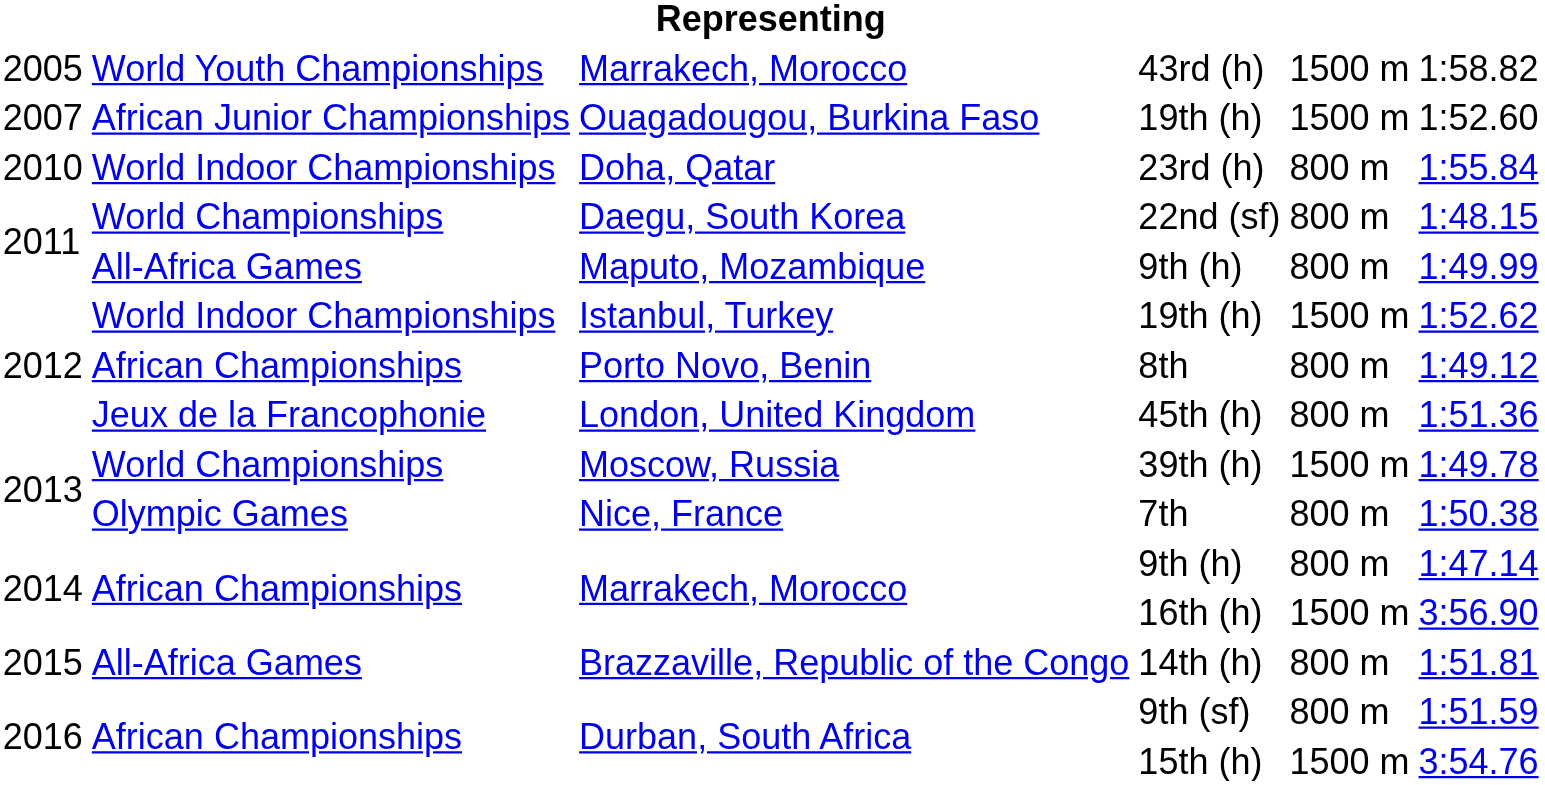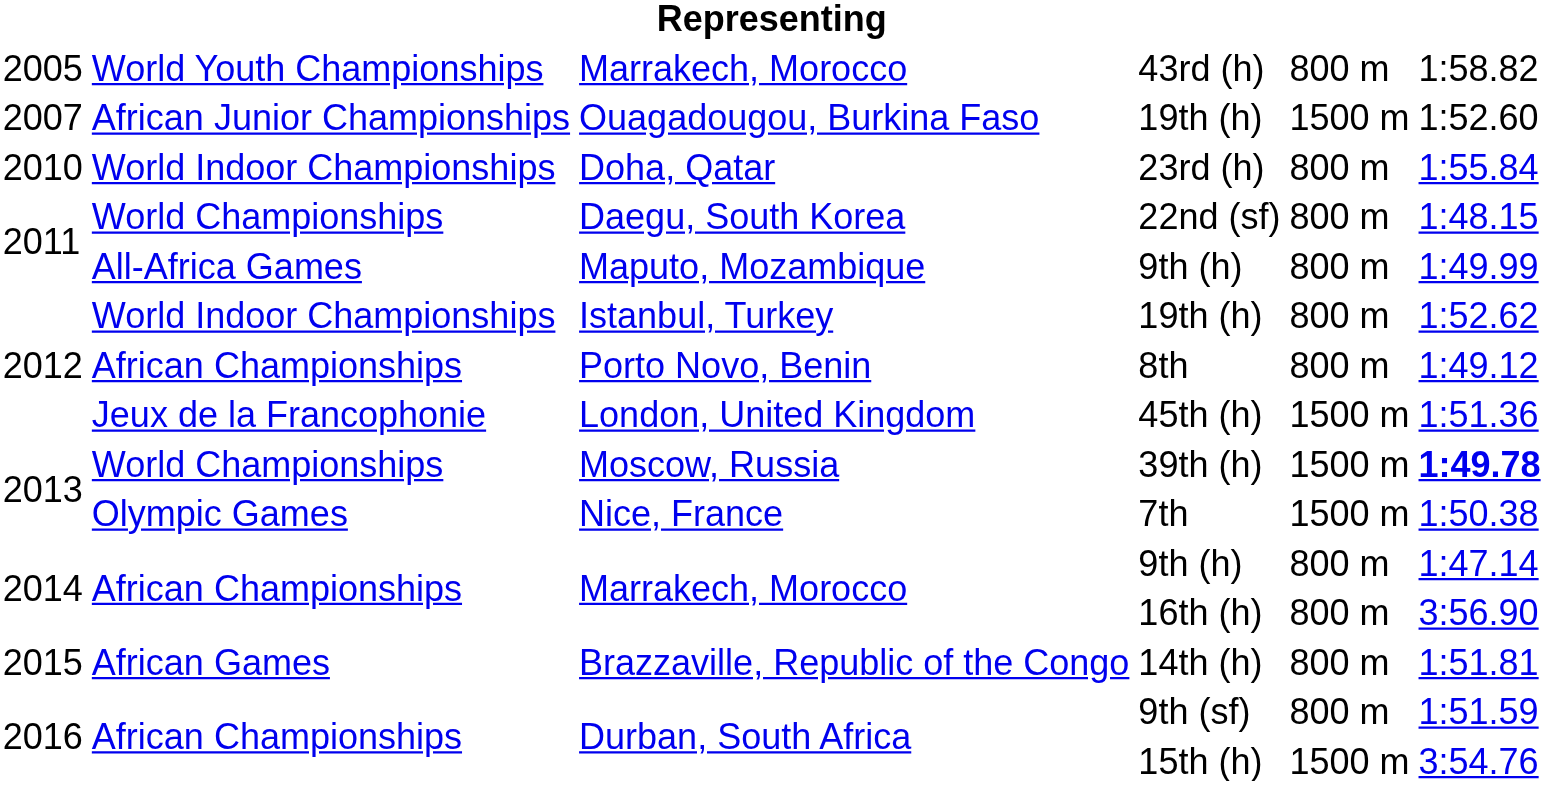(1349, 68) 1500 m -> (1339, 68) 800 m
(1349, 316) 1500 m -> (1339, 316) 800 m
(1339, 415) 800 m -> (1349, 415) 1500 m
(1479, 464) normal -> (1480, 464) bold
(1339, 514) 800 m -> (1349, 514) 1500 m
(1349, 613) 1500 m -> (1339, 613) 800 m
(227, 662) All-Africa Games -> (211, 662) African Games
